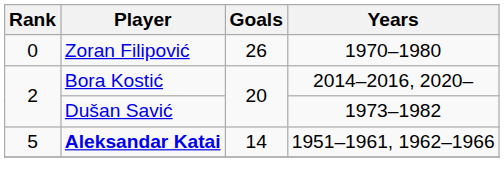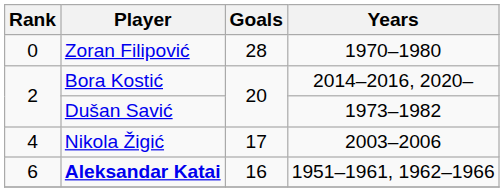(256, 50) 26 -> (256, 50) 28
+ row: (114, 141)
(32, 141) 5 -> (32, 171) 6
(256, 141) 14 -> (256, 171) 16
